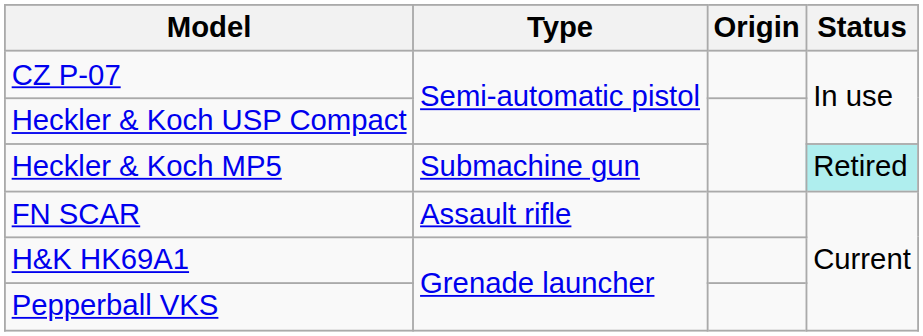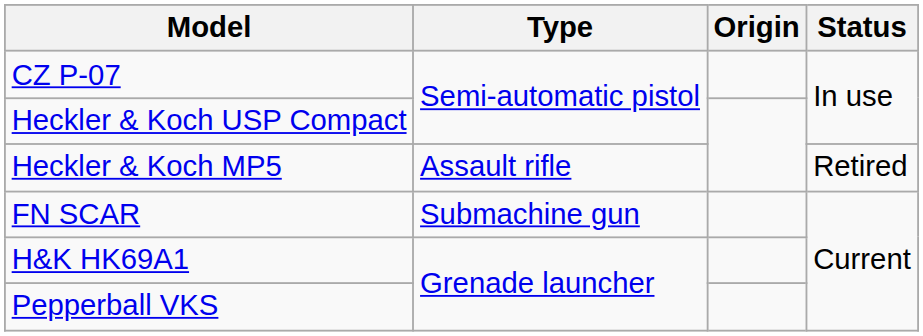(530, 167) Submachine gun -> (496, 167) Assault rifle
(860, 167) paleturquoise background -> (860, 167) no background
(496, 213) Assault rifle -> (530, 213) Submachine gun
